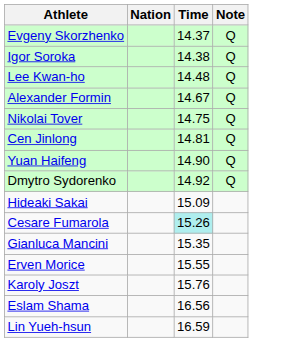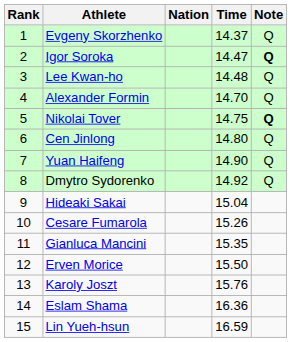+ column: (23, 14)
(193, 56) 14.38 -> (232, 56) 14.47
(231, 56) normal -> (269, 56) bold
(193, 98) 14.67 -> (232, 98) 14.70
(231, 118) normal -> (269, 118) bold
(193, 139) 14.81 -> (232, 139) 14.80
(193, 202) 15.09 -> (232, 202) 15.04
(193, 222) paleturquoise background -> (232, 222) no background
(193, 264) 15.55 -> (232, 264) 15.50
(193, 306) 16.56 -> (232, 306) 16.36
